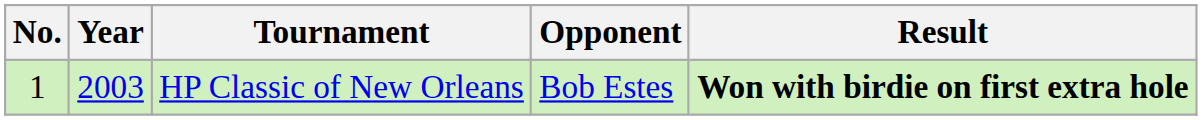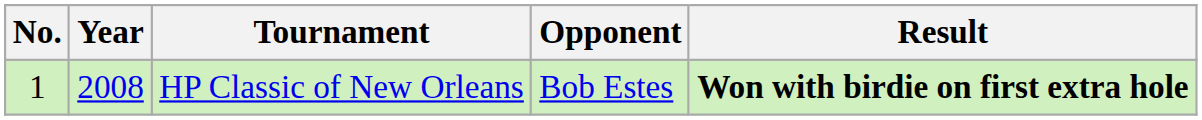(111, 87) 2003 -> (111, 87) 2008
